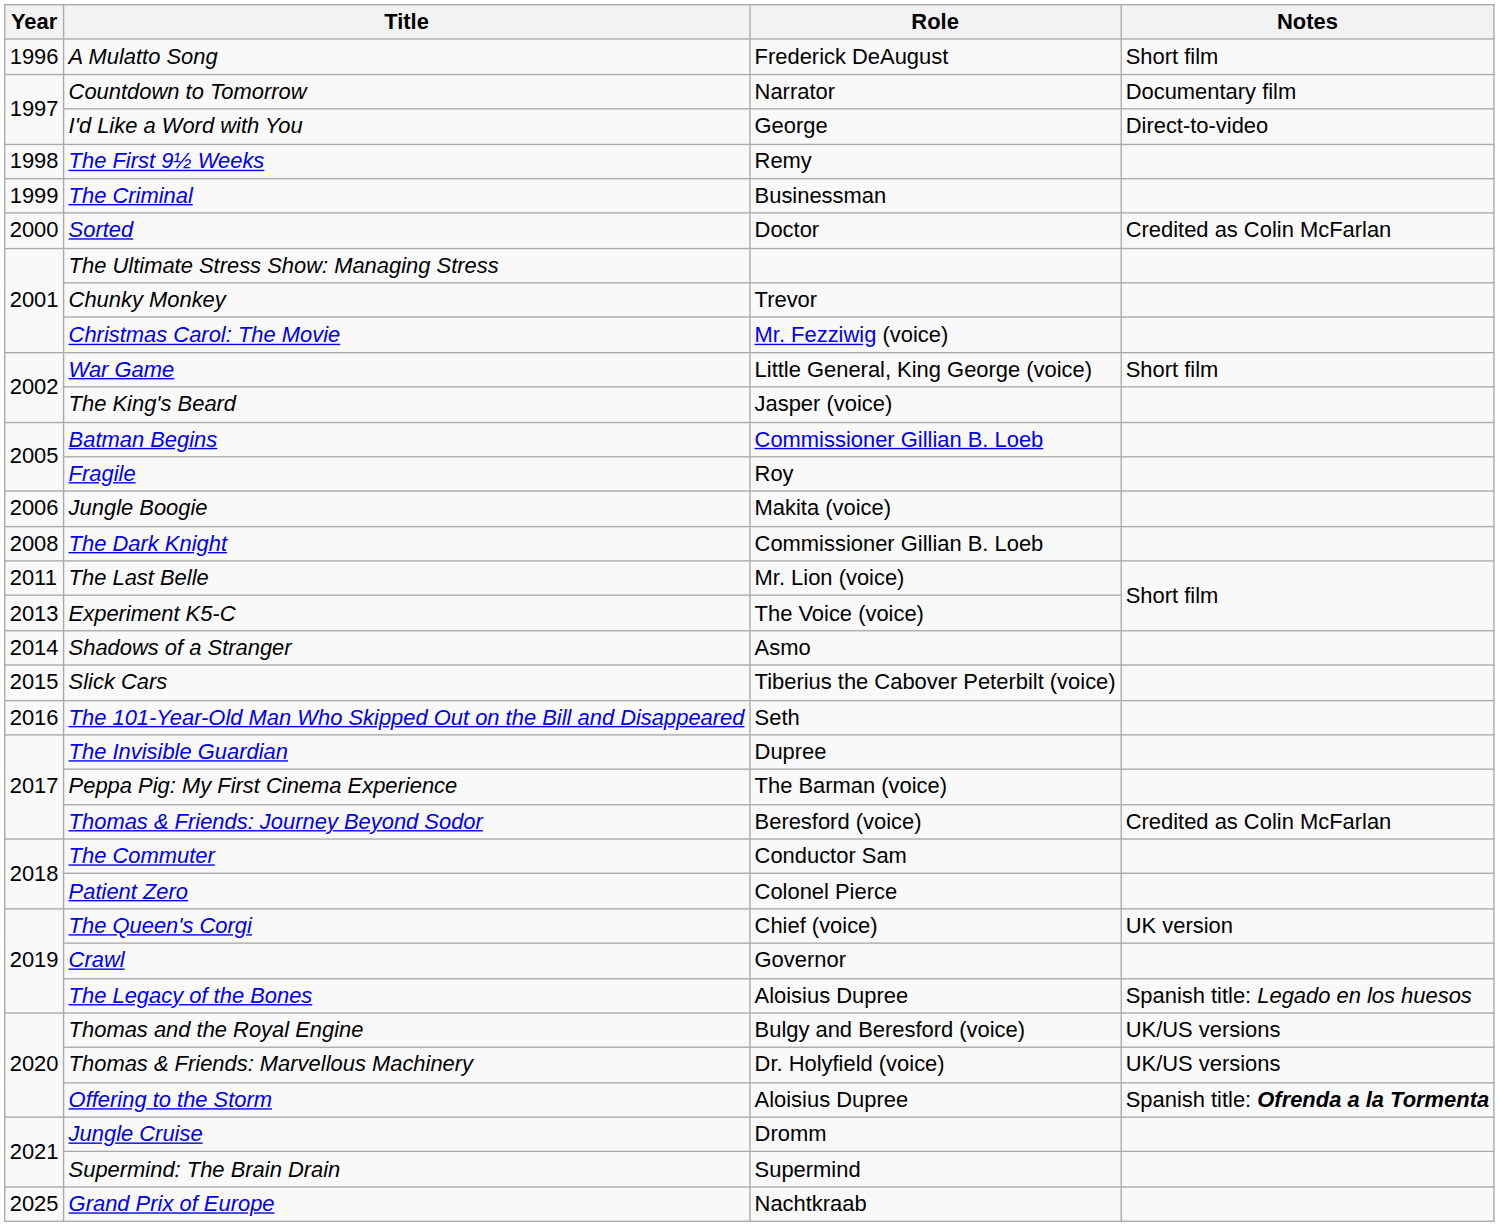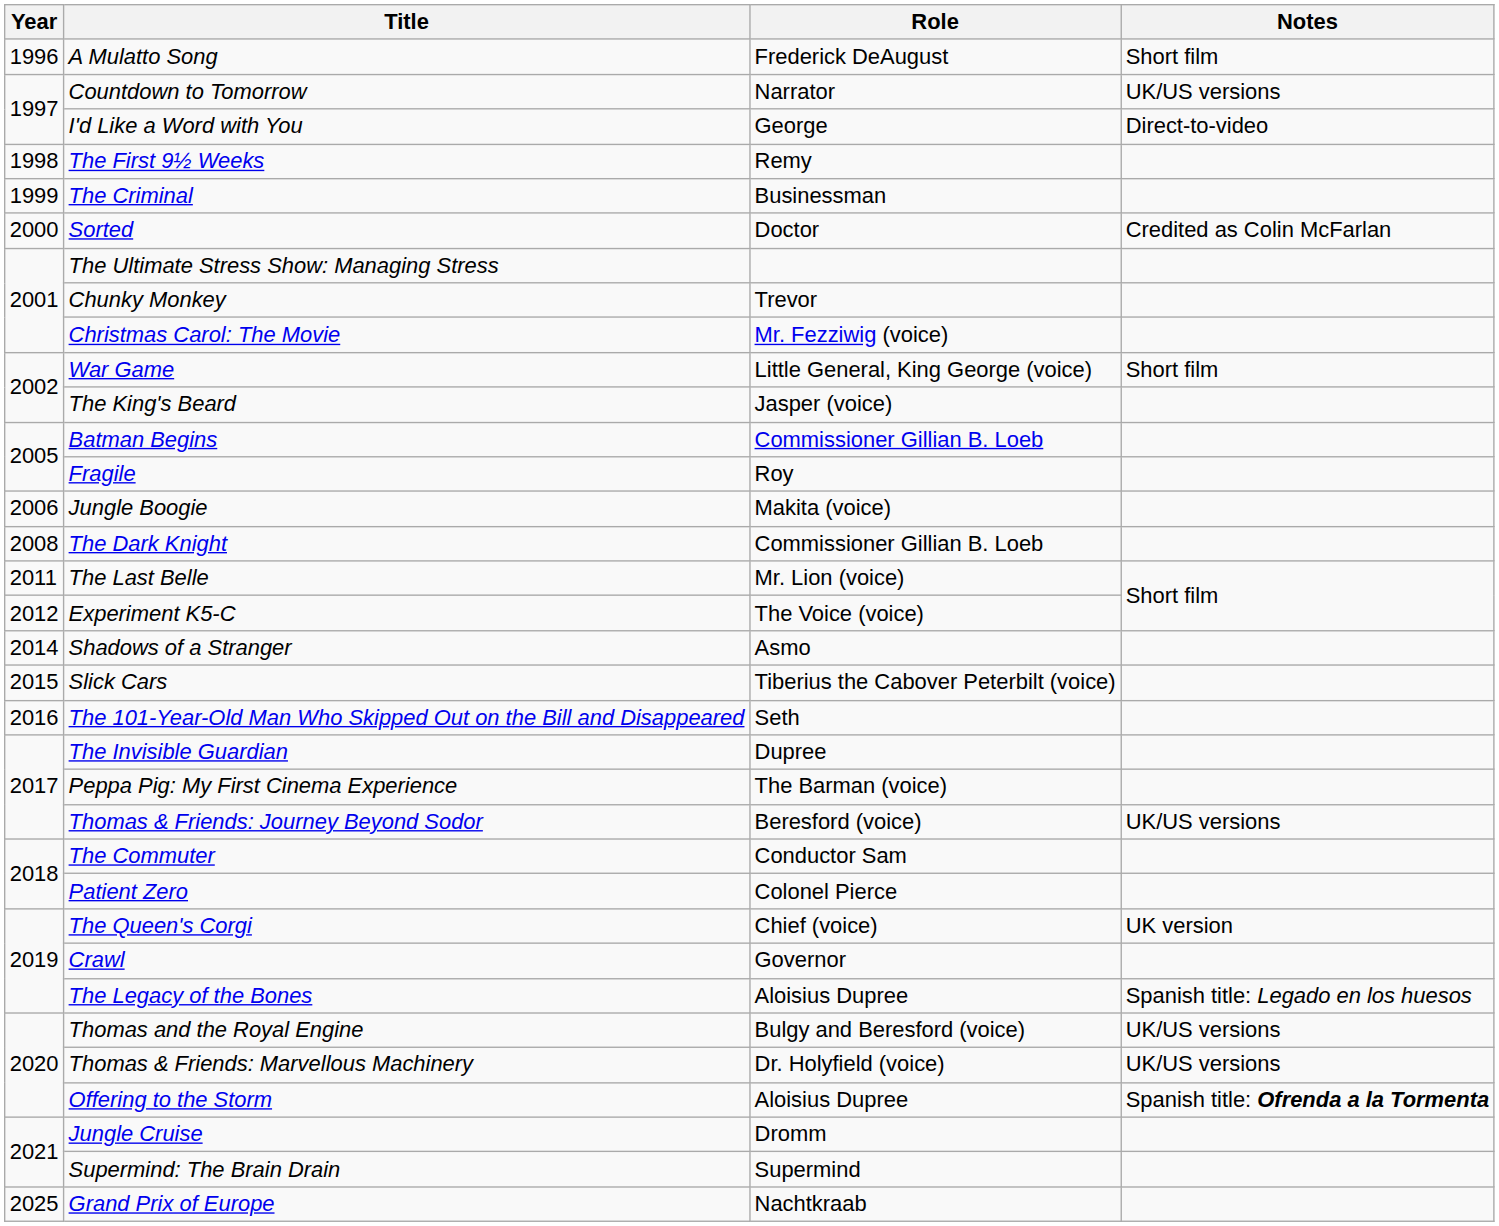(1211, 91) Documentary film -> (1203, 91) UK/US versions
(34, 612) 2013 -> (34, 612) 2012
(1258, 821) Credited as Colin McFarlan -> (1203, 821) UK/US versions
